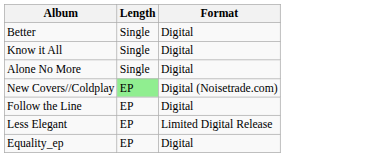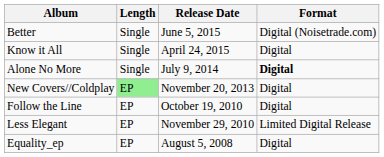+ column: (207, 13)
(177, 32) Digital -> (318, 32) Digital (Noisetrade.com)
(177, 69) normal -> (276, 69) bold
(219, 87) Digital (Noisetrade.com) -> (276, 87) Digital
